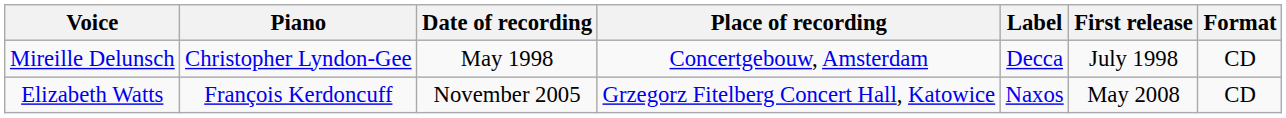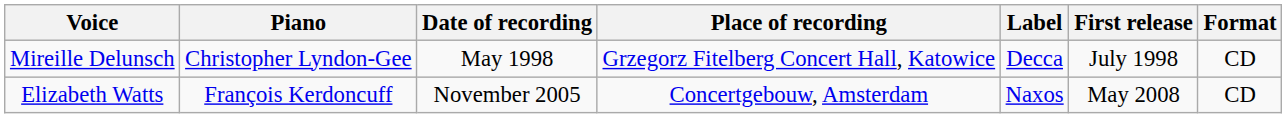(799, 58) Concertgebouw, Amsterdam -> (799, 58) Grzegorz Fitelberg Concert Hall, Katowice
(799, 94) Grzegorz Fitelberg Concert Hall, Katowice -> (799, 94) Concertgebouw, Amsterdam
